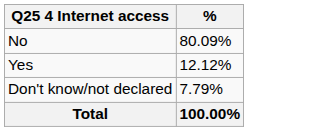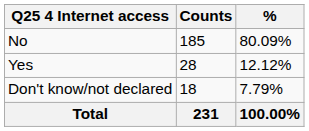+ column: (206, 16)
